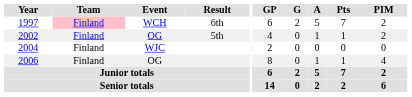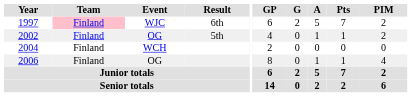(155, 23) WCH -> (155, 23) WJC
(155, 48) WJC -> (155, 48) WCH
